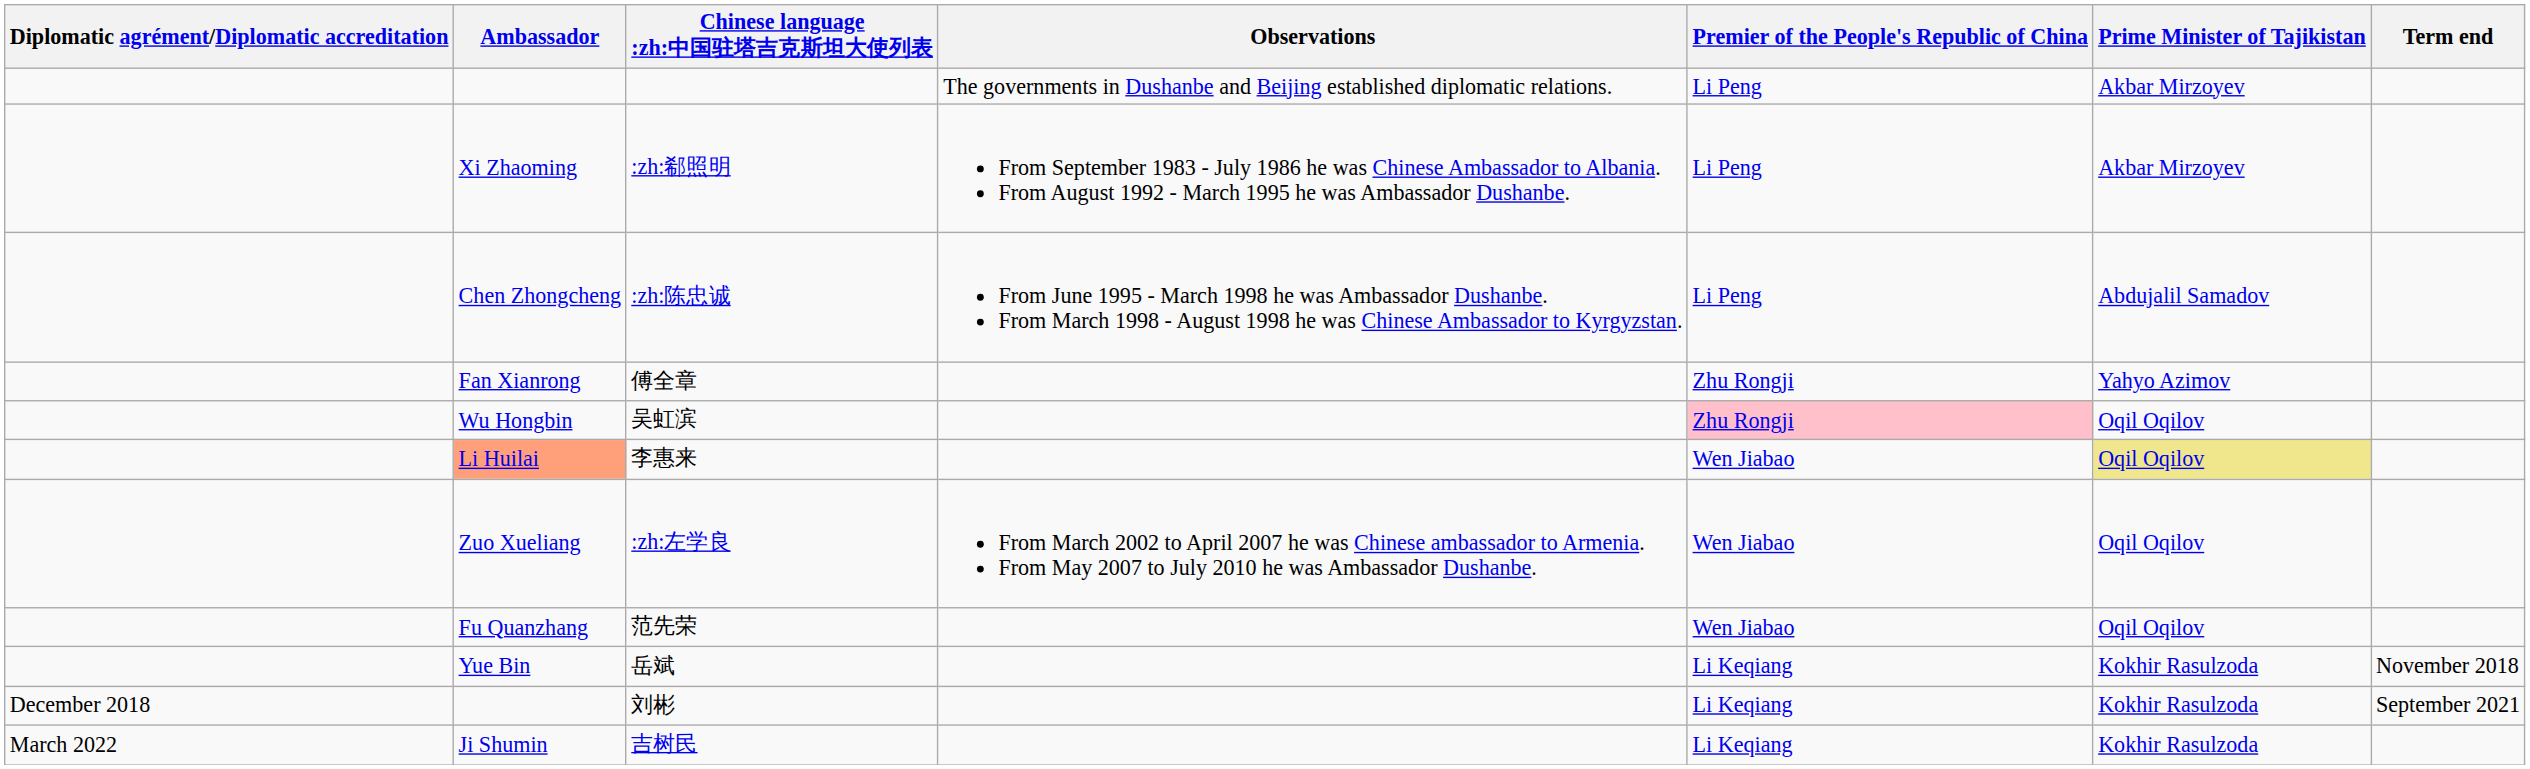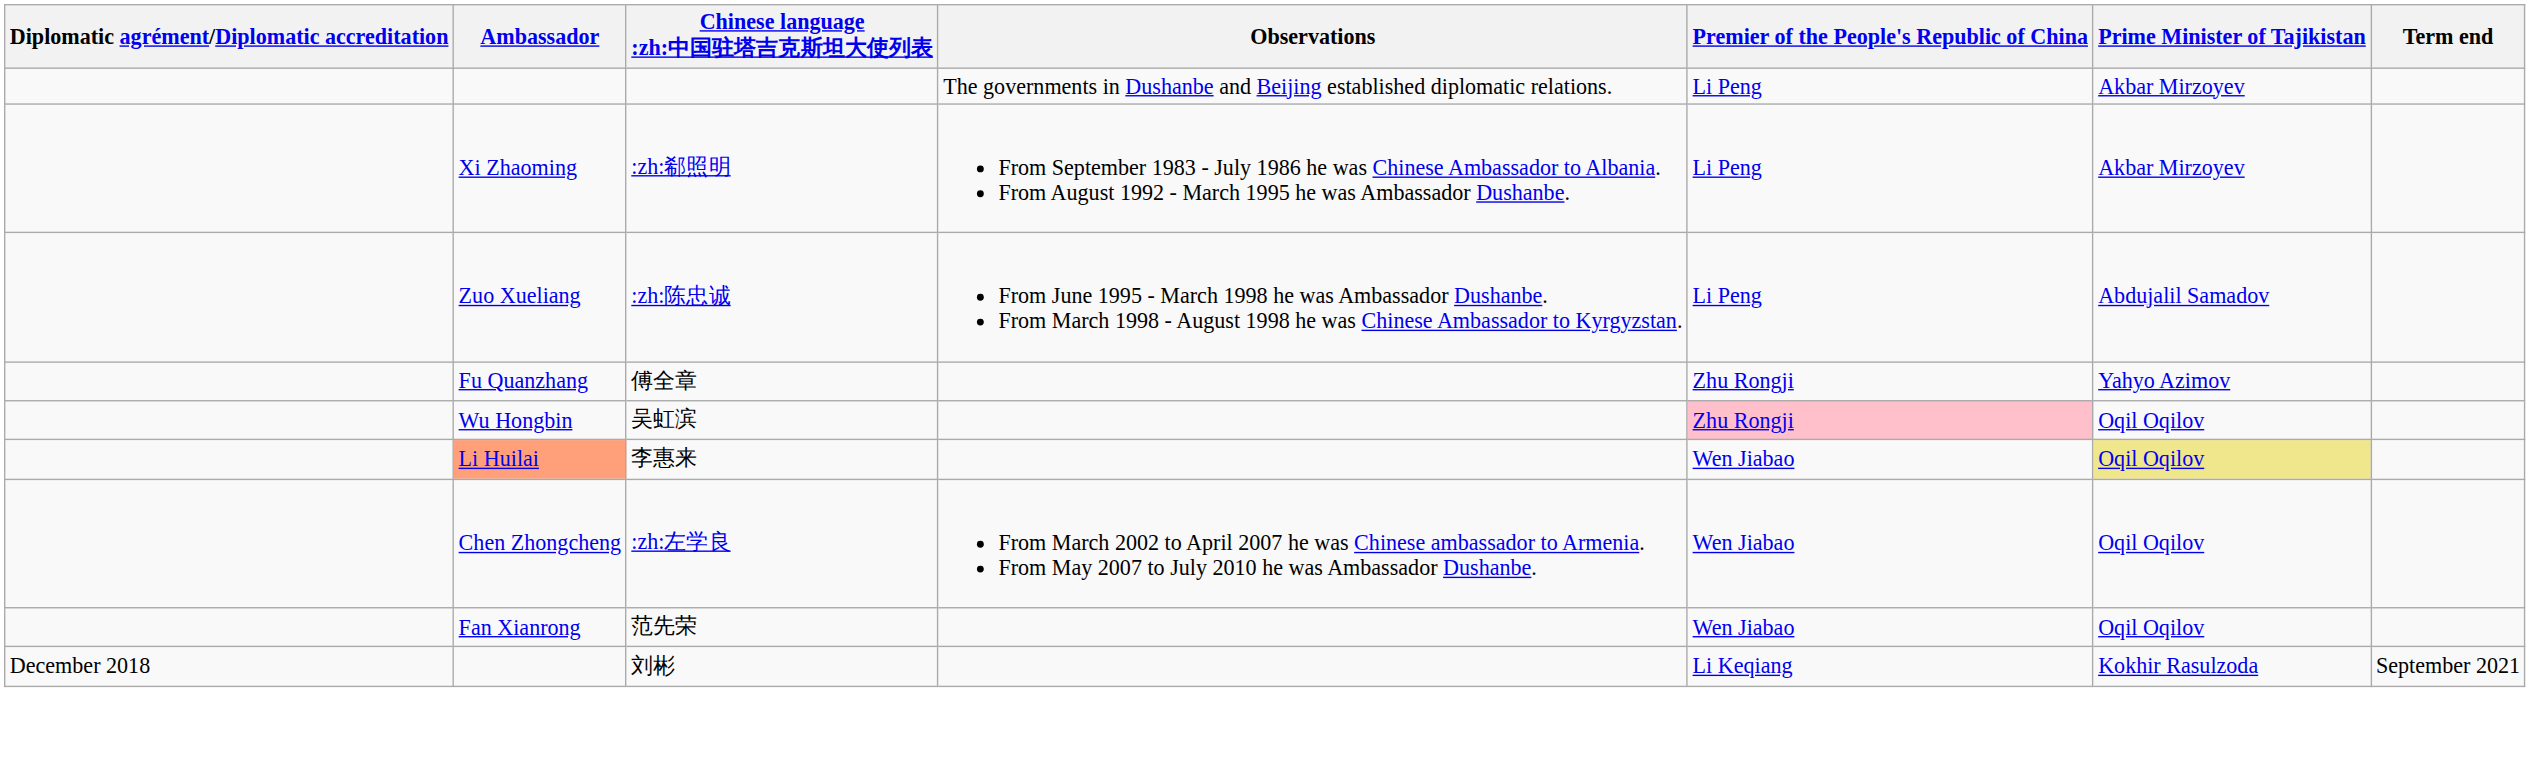(540, 296) Chen Zhongcheng -> (520, 296) Zuo Xueliang
(520, 380) Fan Xianrong -> (523, 380) Fu Quanzhang
(520, 543) Zuo Xueliang -> (540, 543) Chen Zhongcheng
(523, 627) Fu Quanzhang -> (520, 627) Fan Xianrong
- row: (653, 665)
- row: (664, 743)
